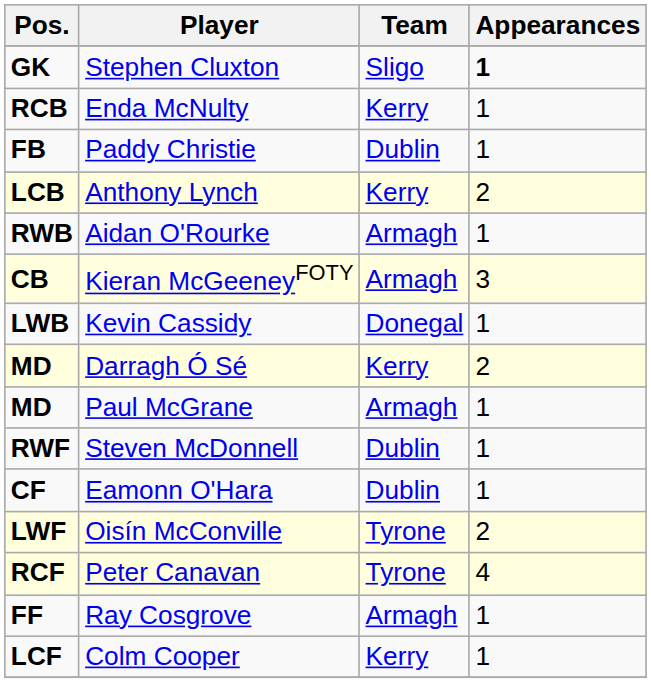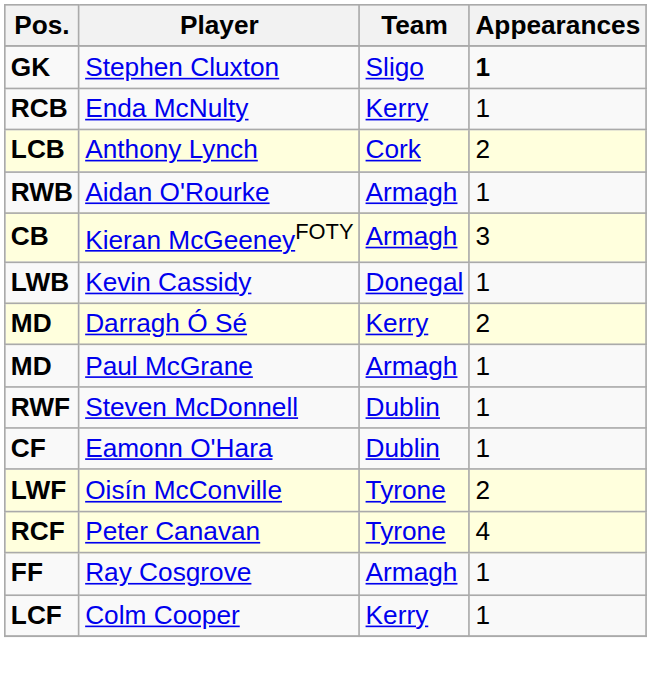- row: (170, 150)
(397, 191) Kerry -> (393, 150) Cork
